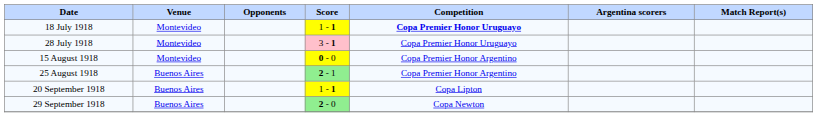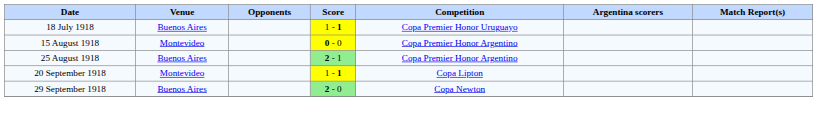(179, 27) Montevideo -> (182, 27) Buenos Aires
(459, 27) bold -> (460, 27) normal
- row: (69, 42)
(179, 88) Buenos Aires -> (182, 73) Montevideo
